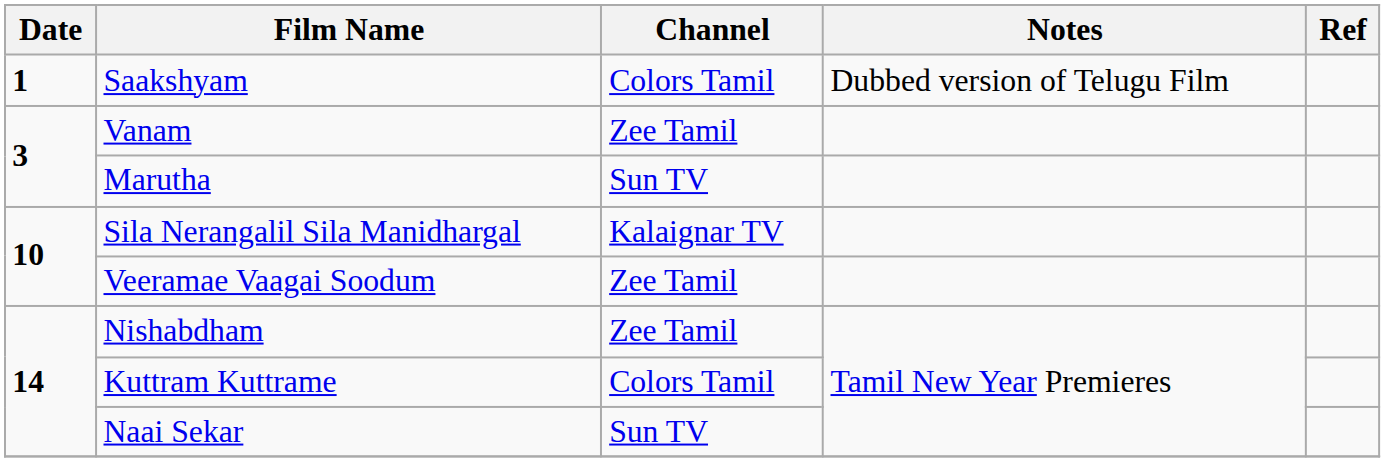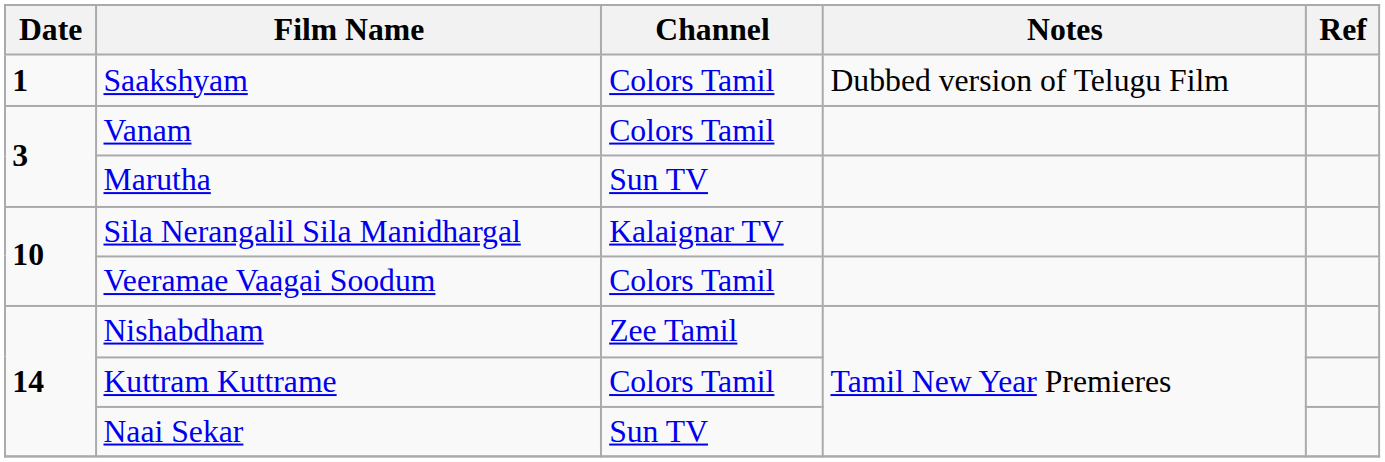(673, 130) Zee Tamil -> (692, 130) Colors Tamil
(673, 280) Zee Tamil -> (692, 280) Colors Tamil
